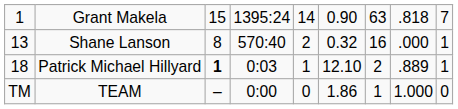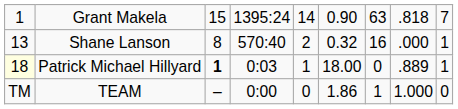(20, 67) no background -> (20, 67) lightyellow background
(342, 67) 12.10 -> (342, 67) 18.00
(378, 67) 2 -> (378, 67) 0
